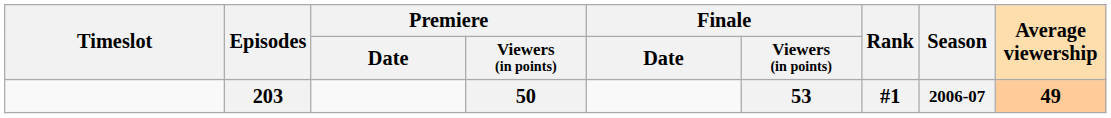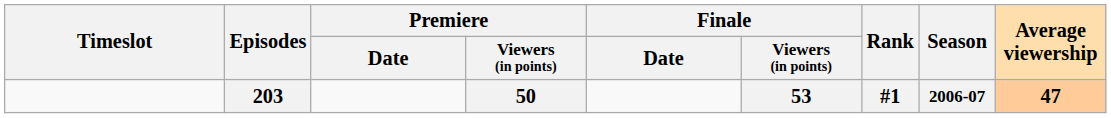(1051, 95) 49 -> (1051, 95) 47
